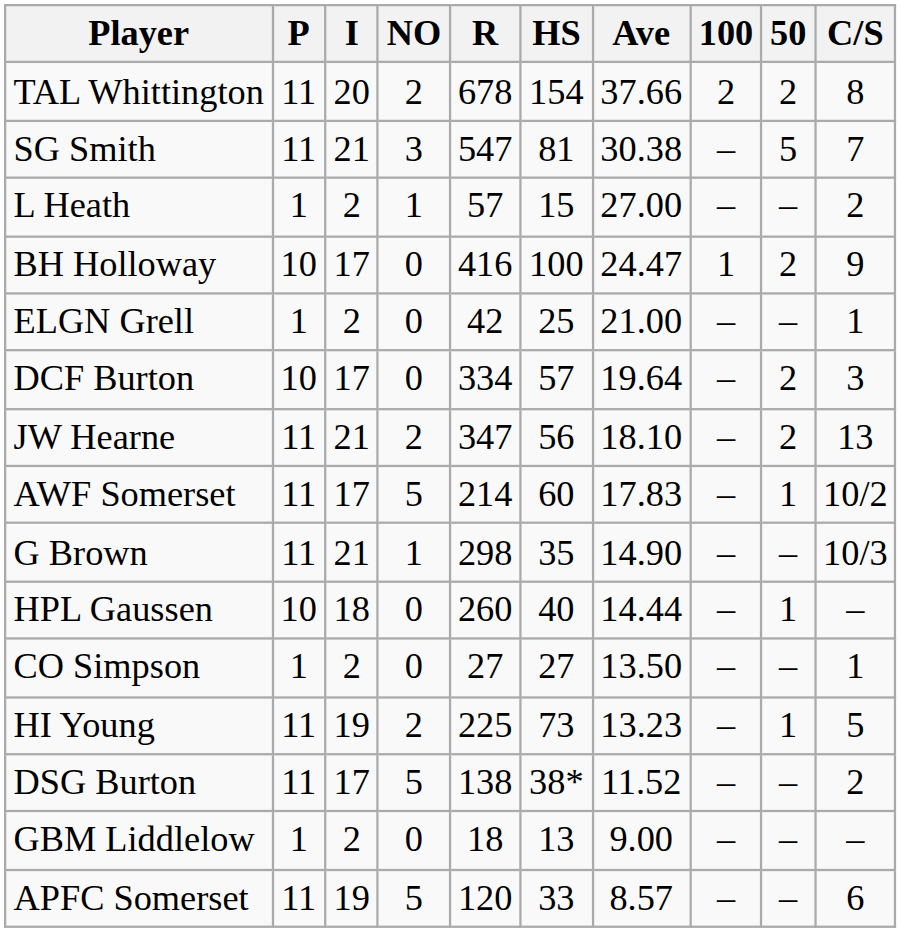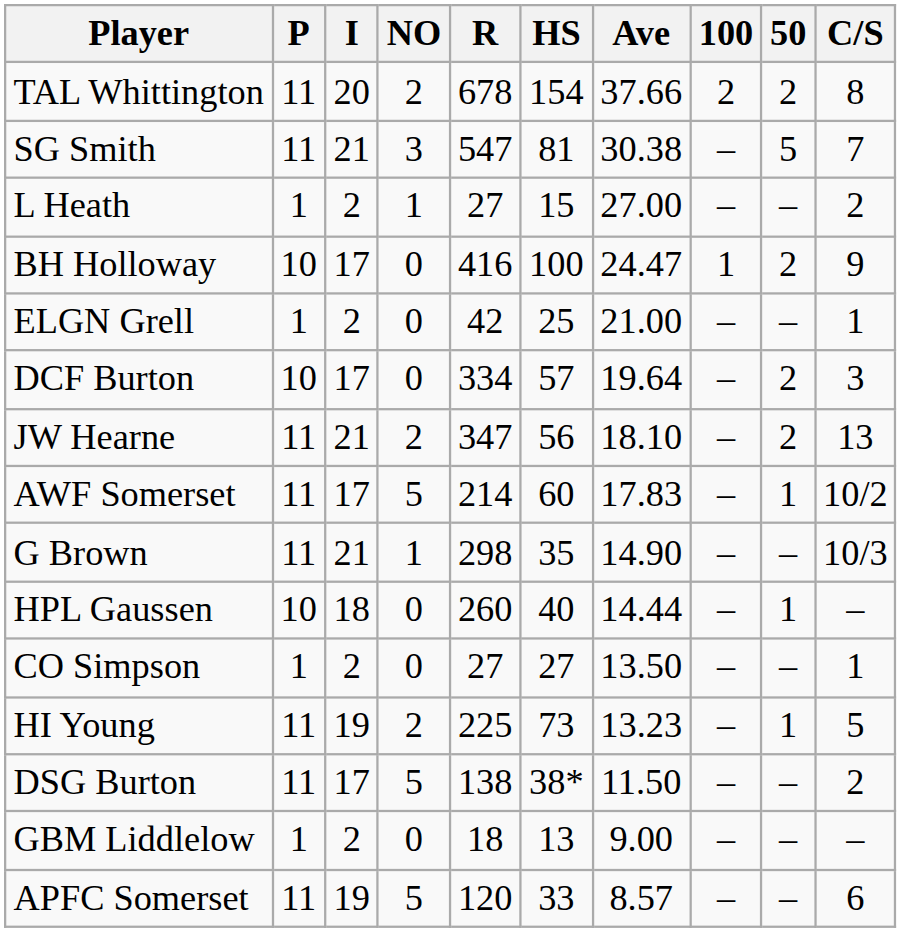(485, 206) 57 -> (485, 206) 27
(641, 782) 11.52 -> (641, 782) 11.50
